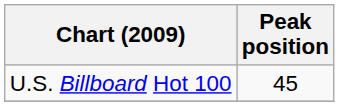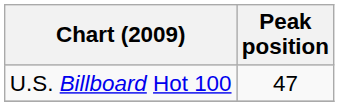(285, 82) 45 -> (285, 82) 47
